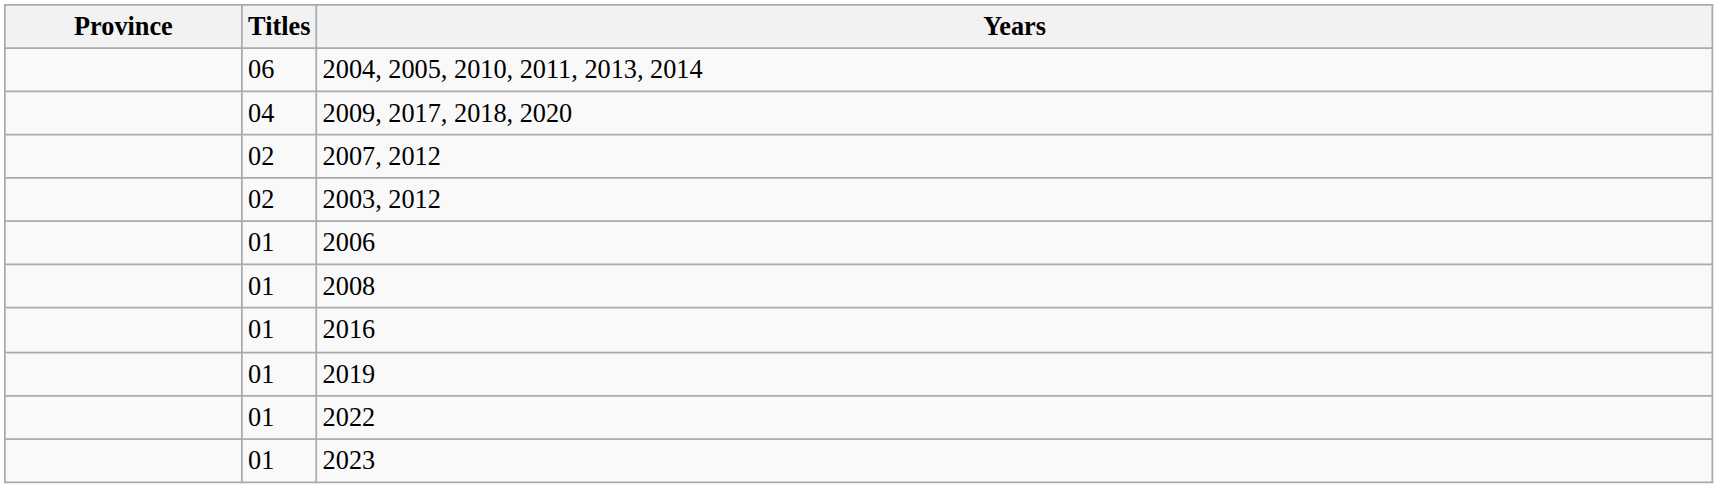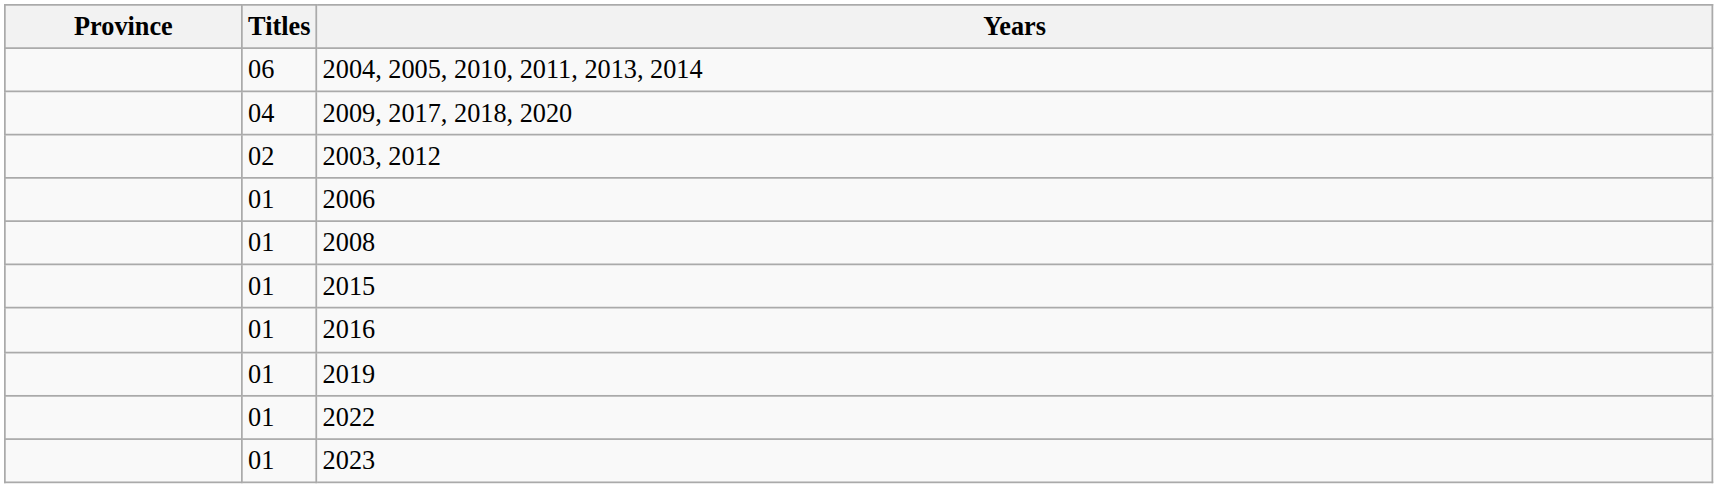- row: (382, 156)
+ row: (349, 286)
